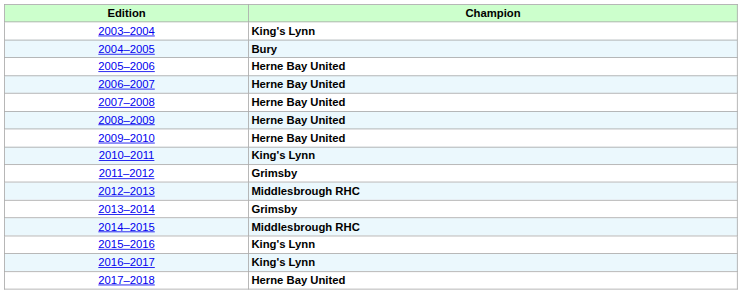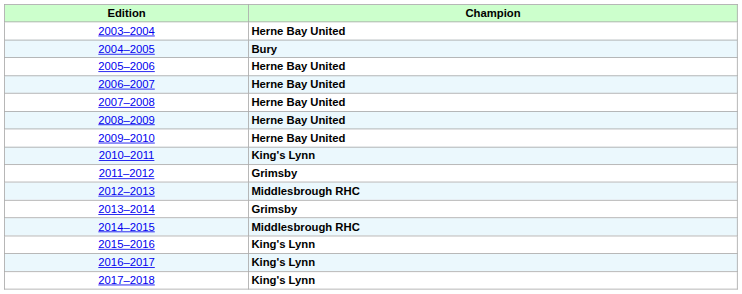(283, 31) King's Lynn -> (298, 31) Herne Bay United
(298, 280) Herne Bay United -> (283, 280) King's Lynn
